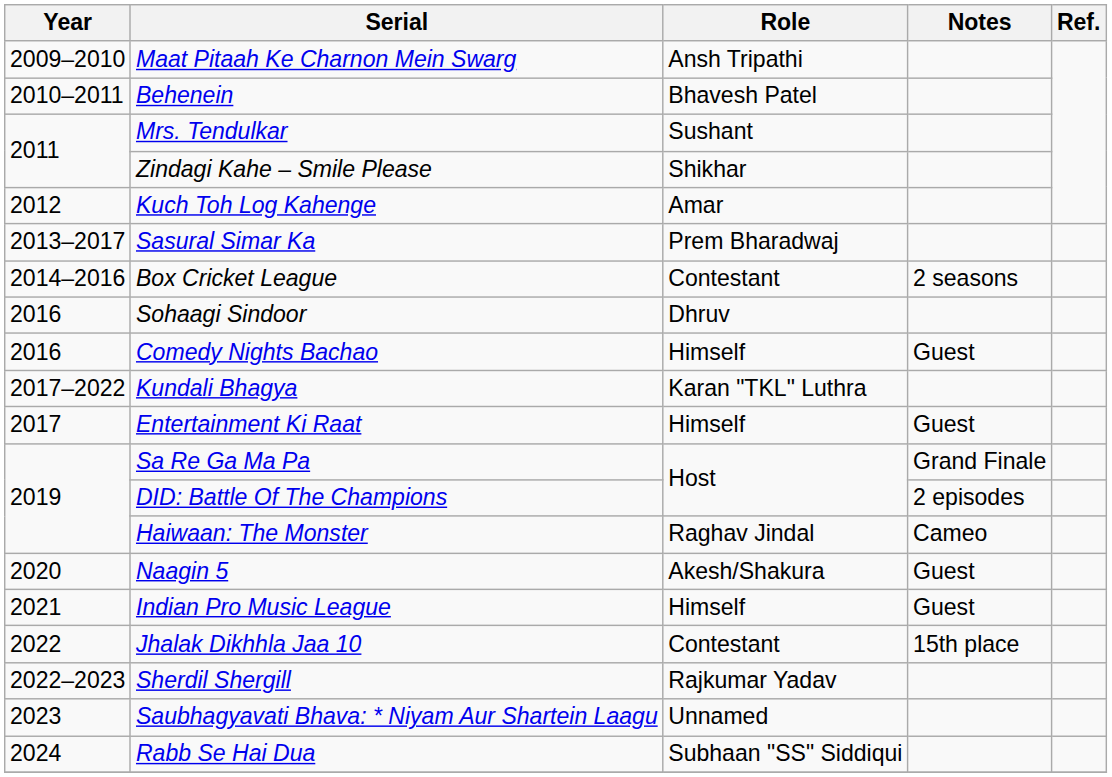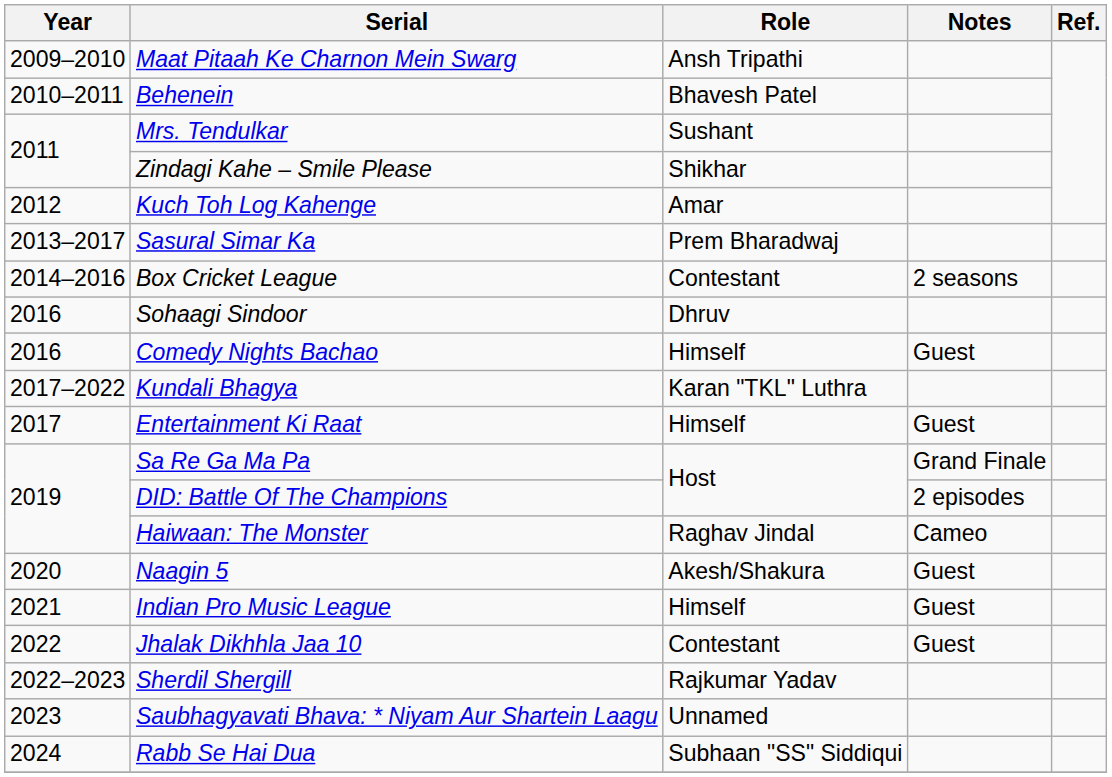(966, 643) 15th place -> (944, 643) Guest
